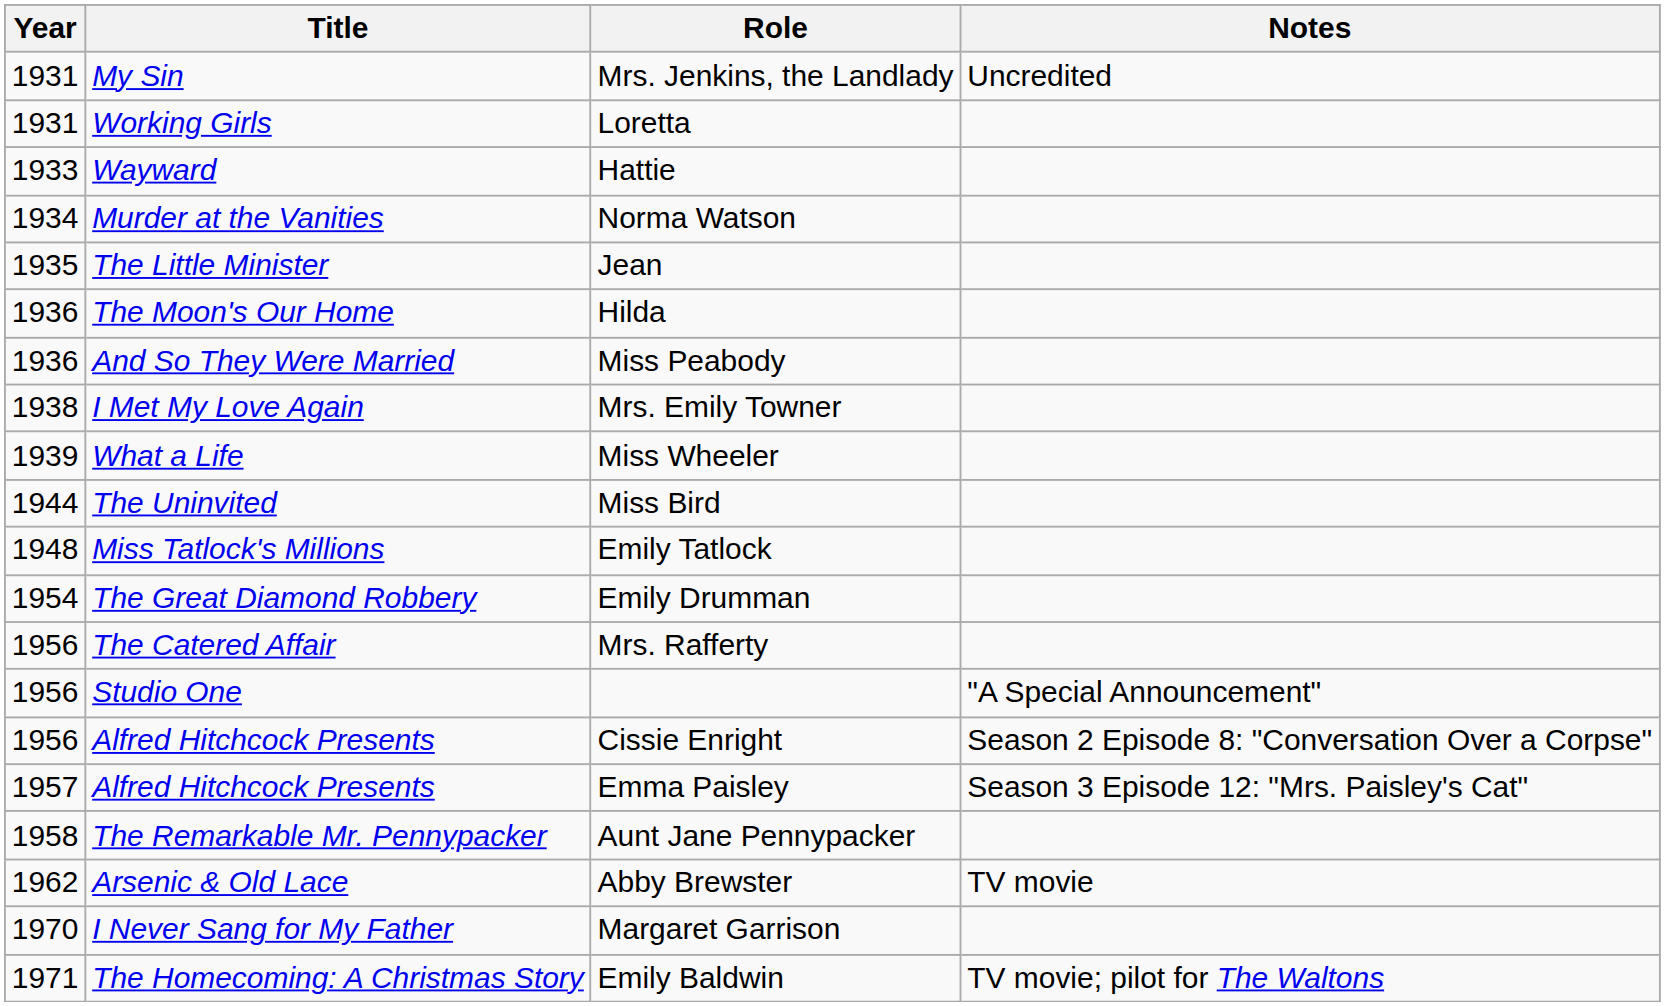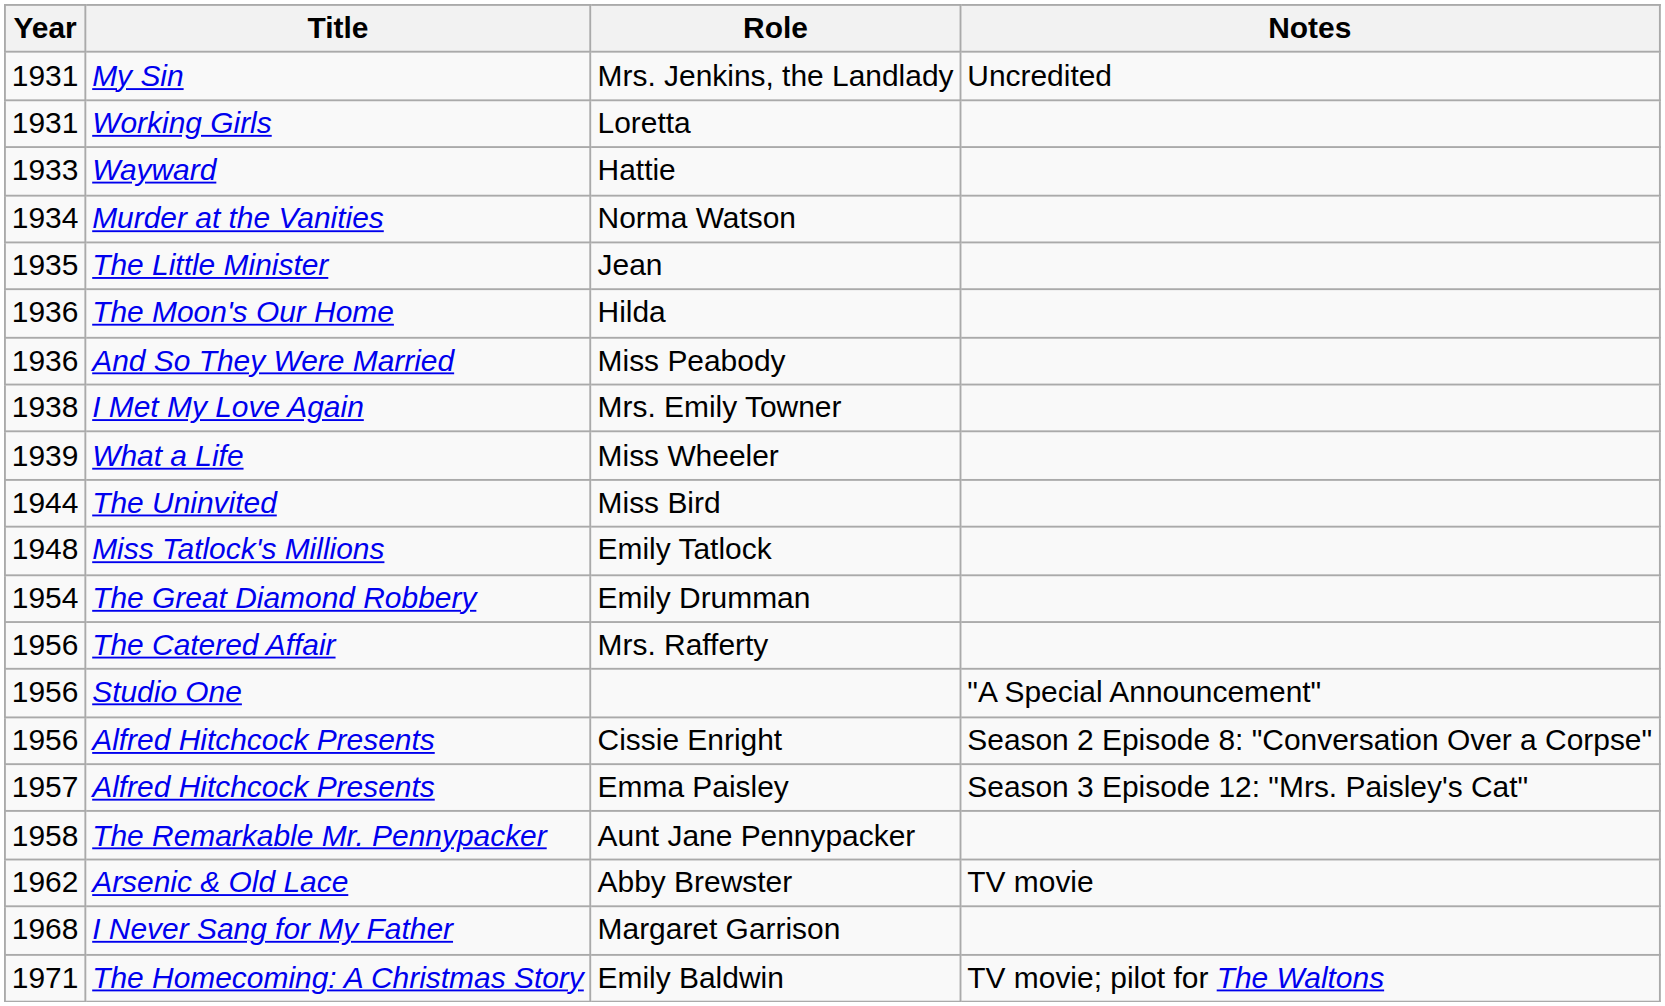(45, 929) 1970 -> (45, 929) 1968
